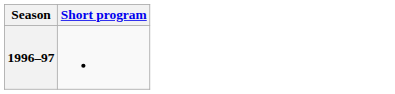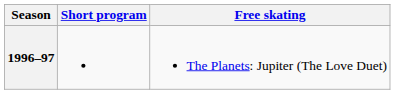+ column: (270, 15)
